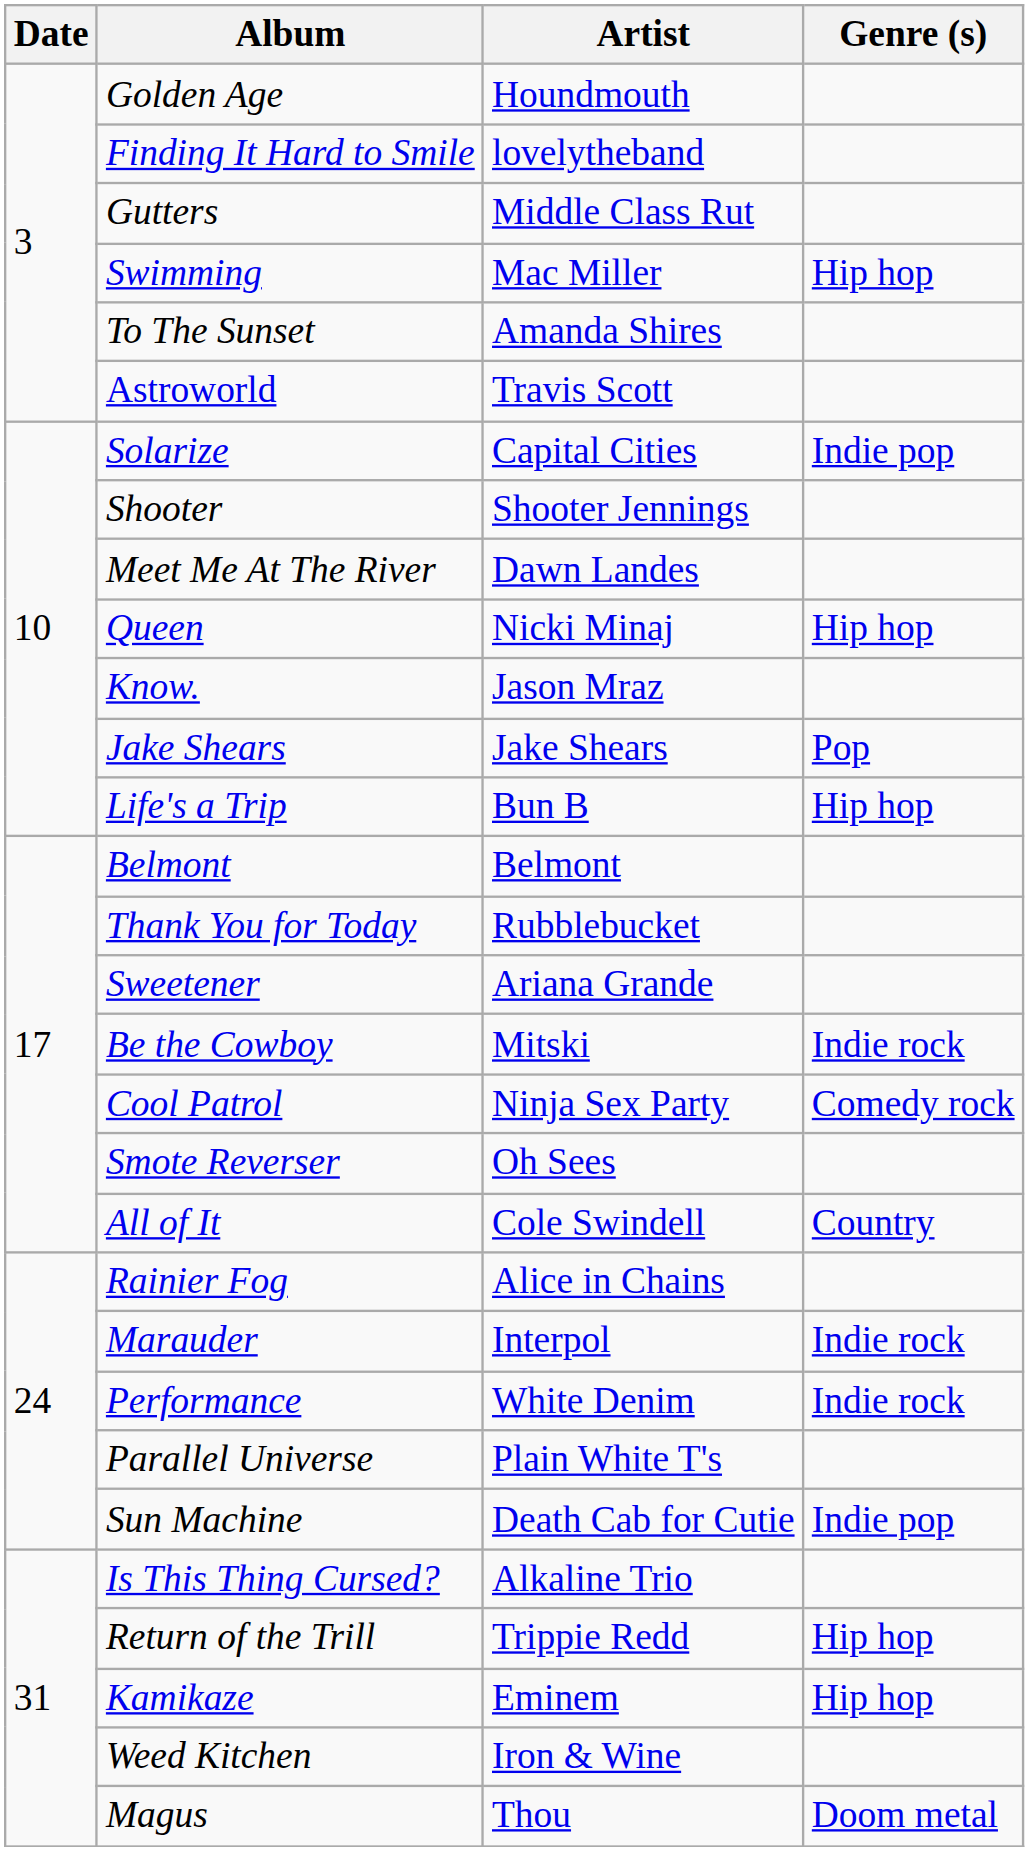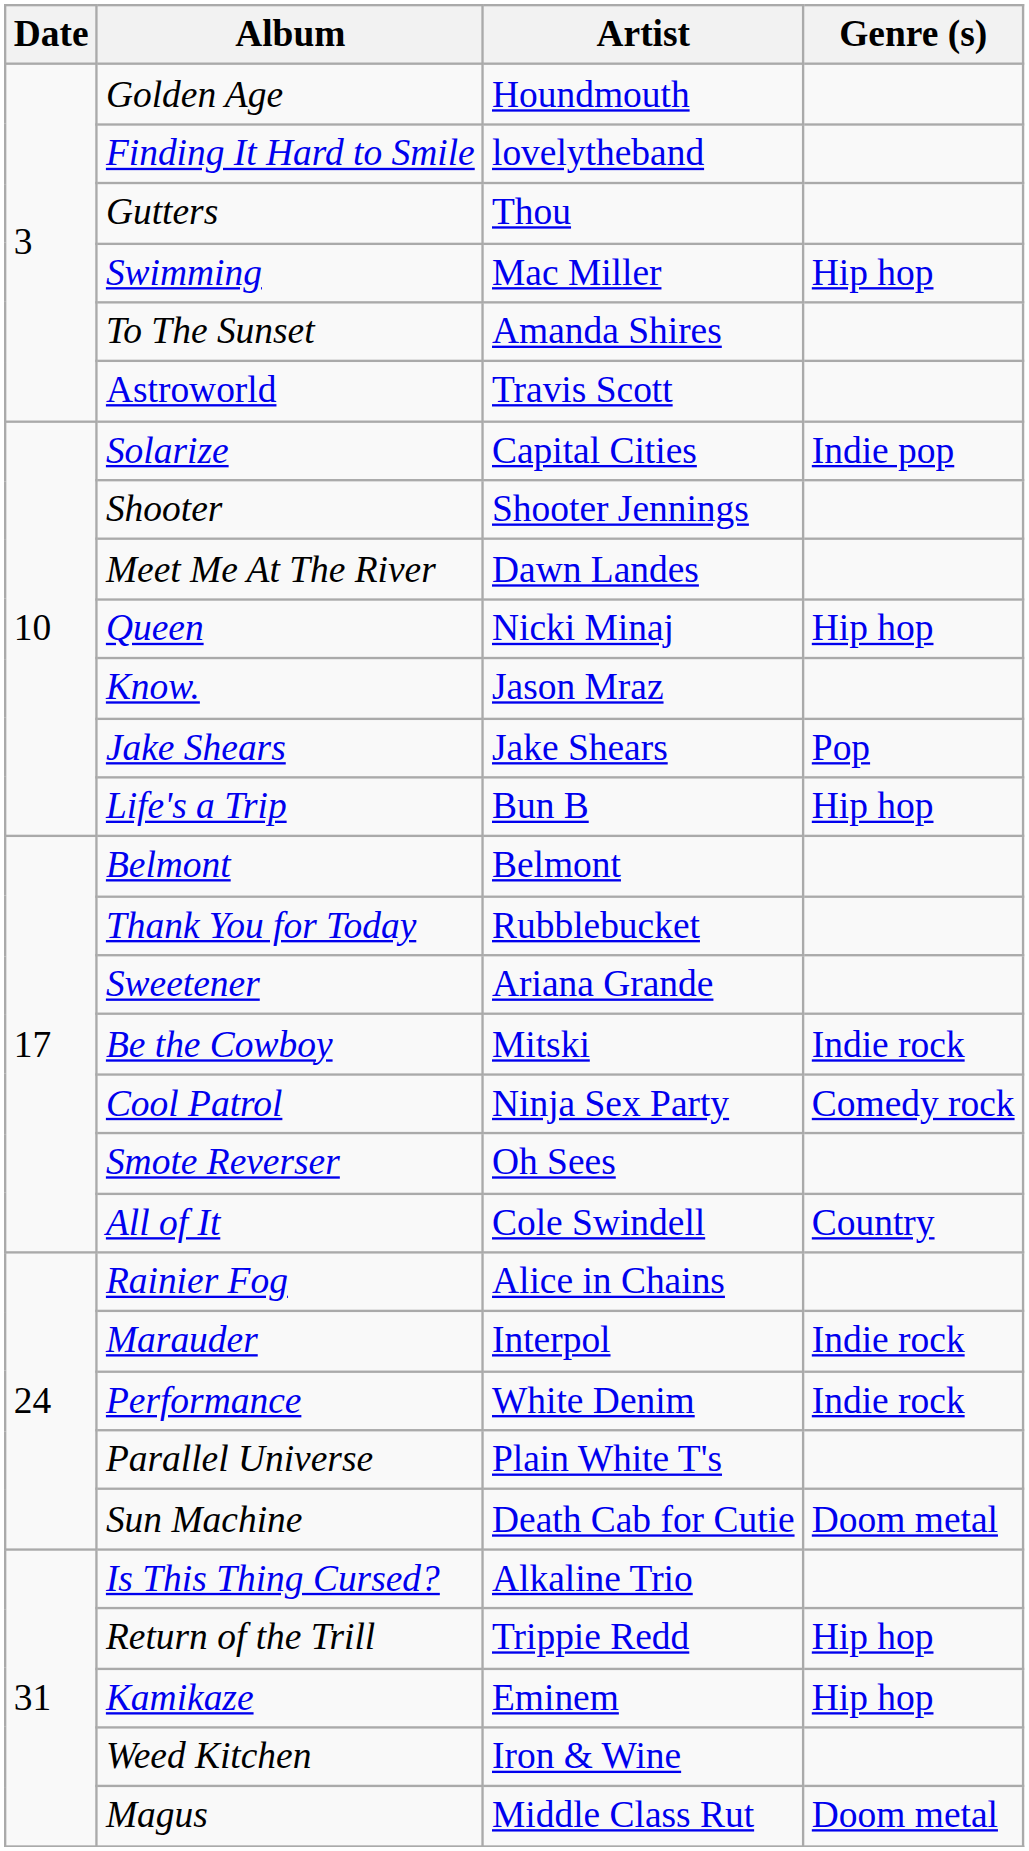(623, 212) Middle Class Rut -> (532, 212) Thou
(883, 1518) Indie pop -> (905, 1518) Doom metal
(532, 1815) Thou -> (623, 1815) Middle Class Rut
